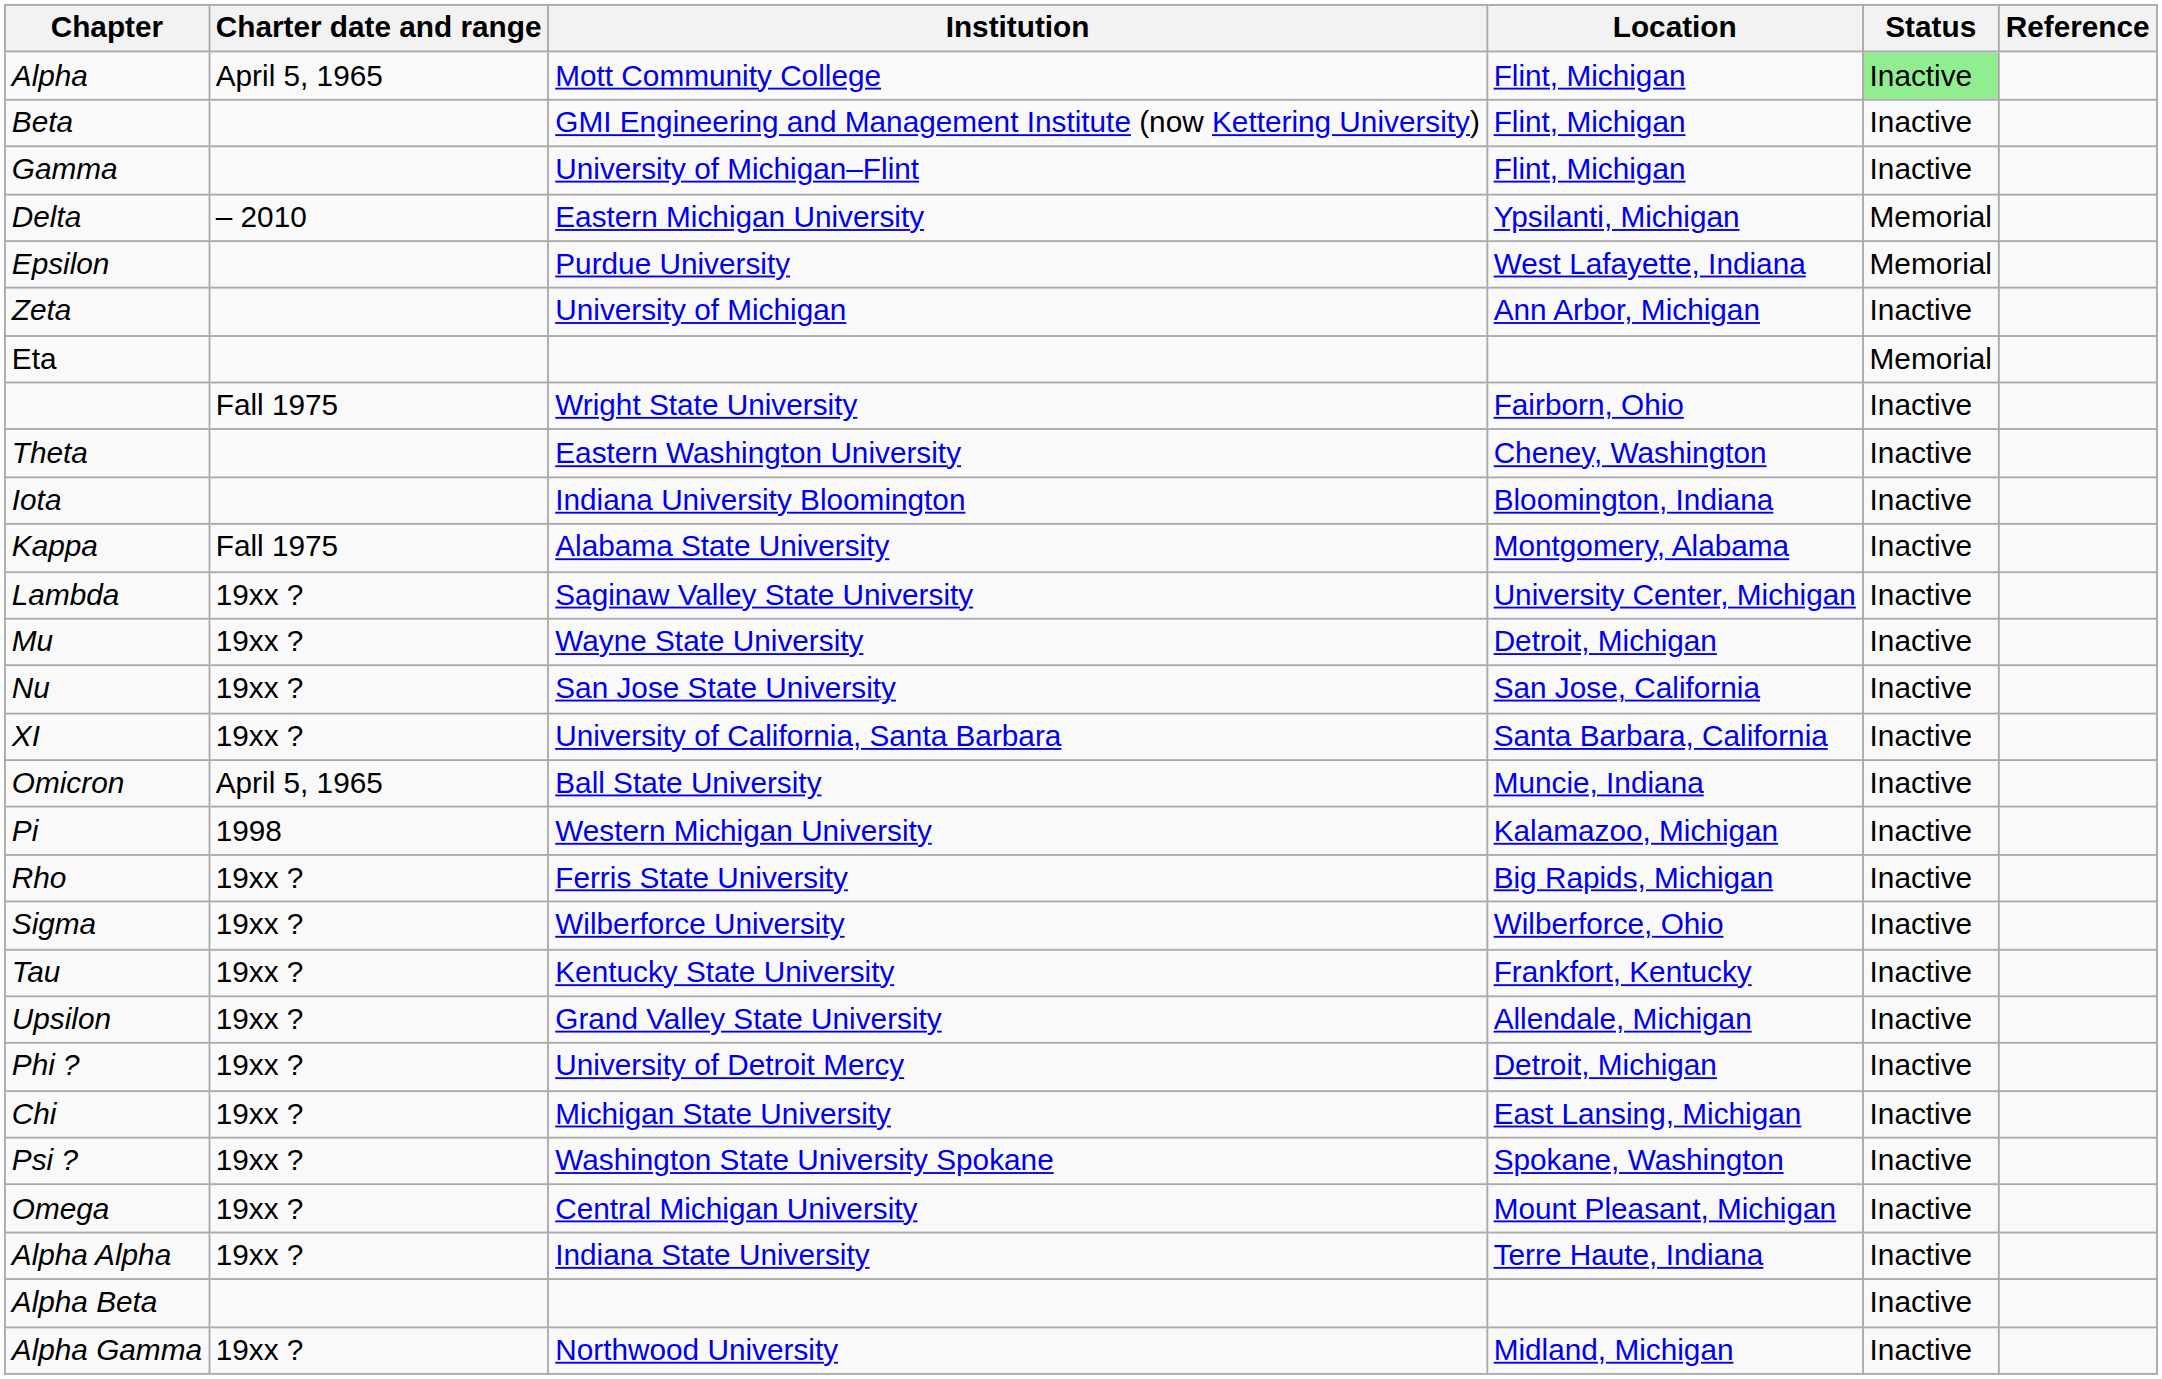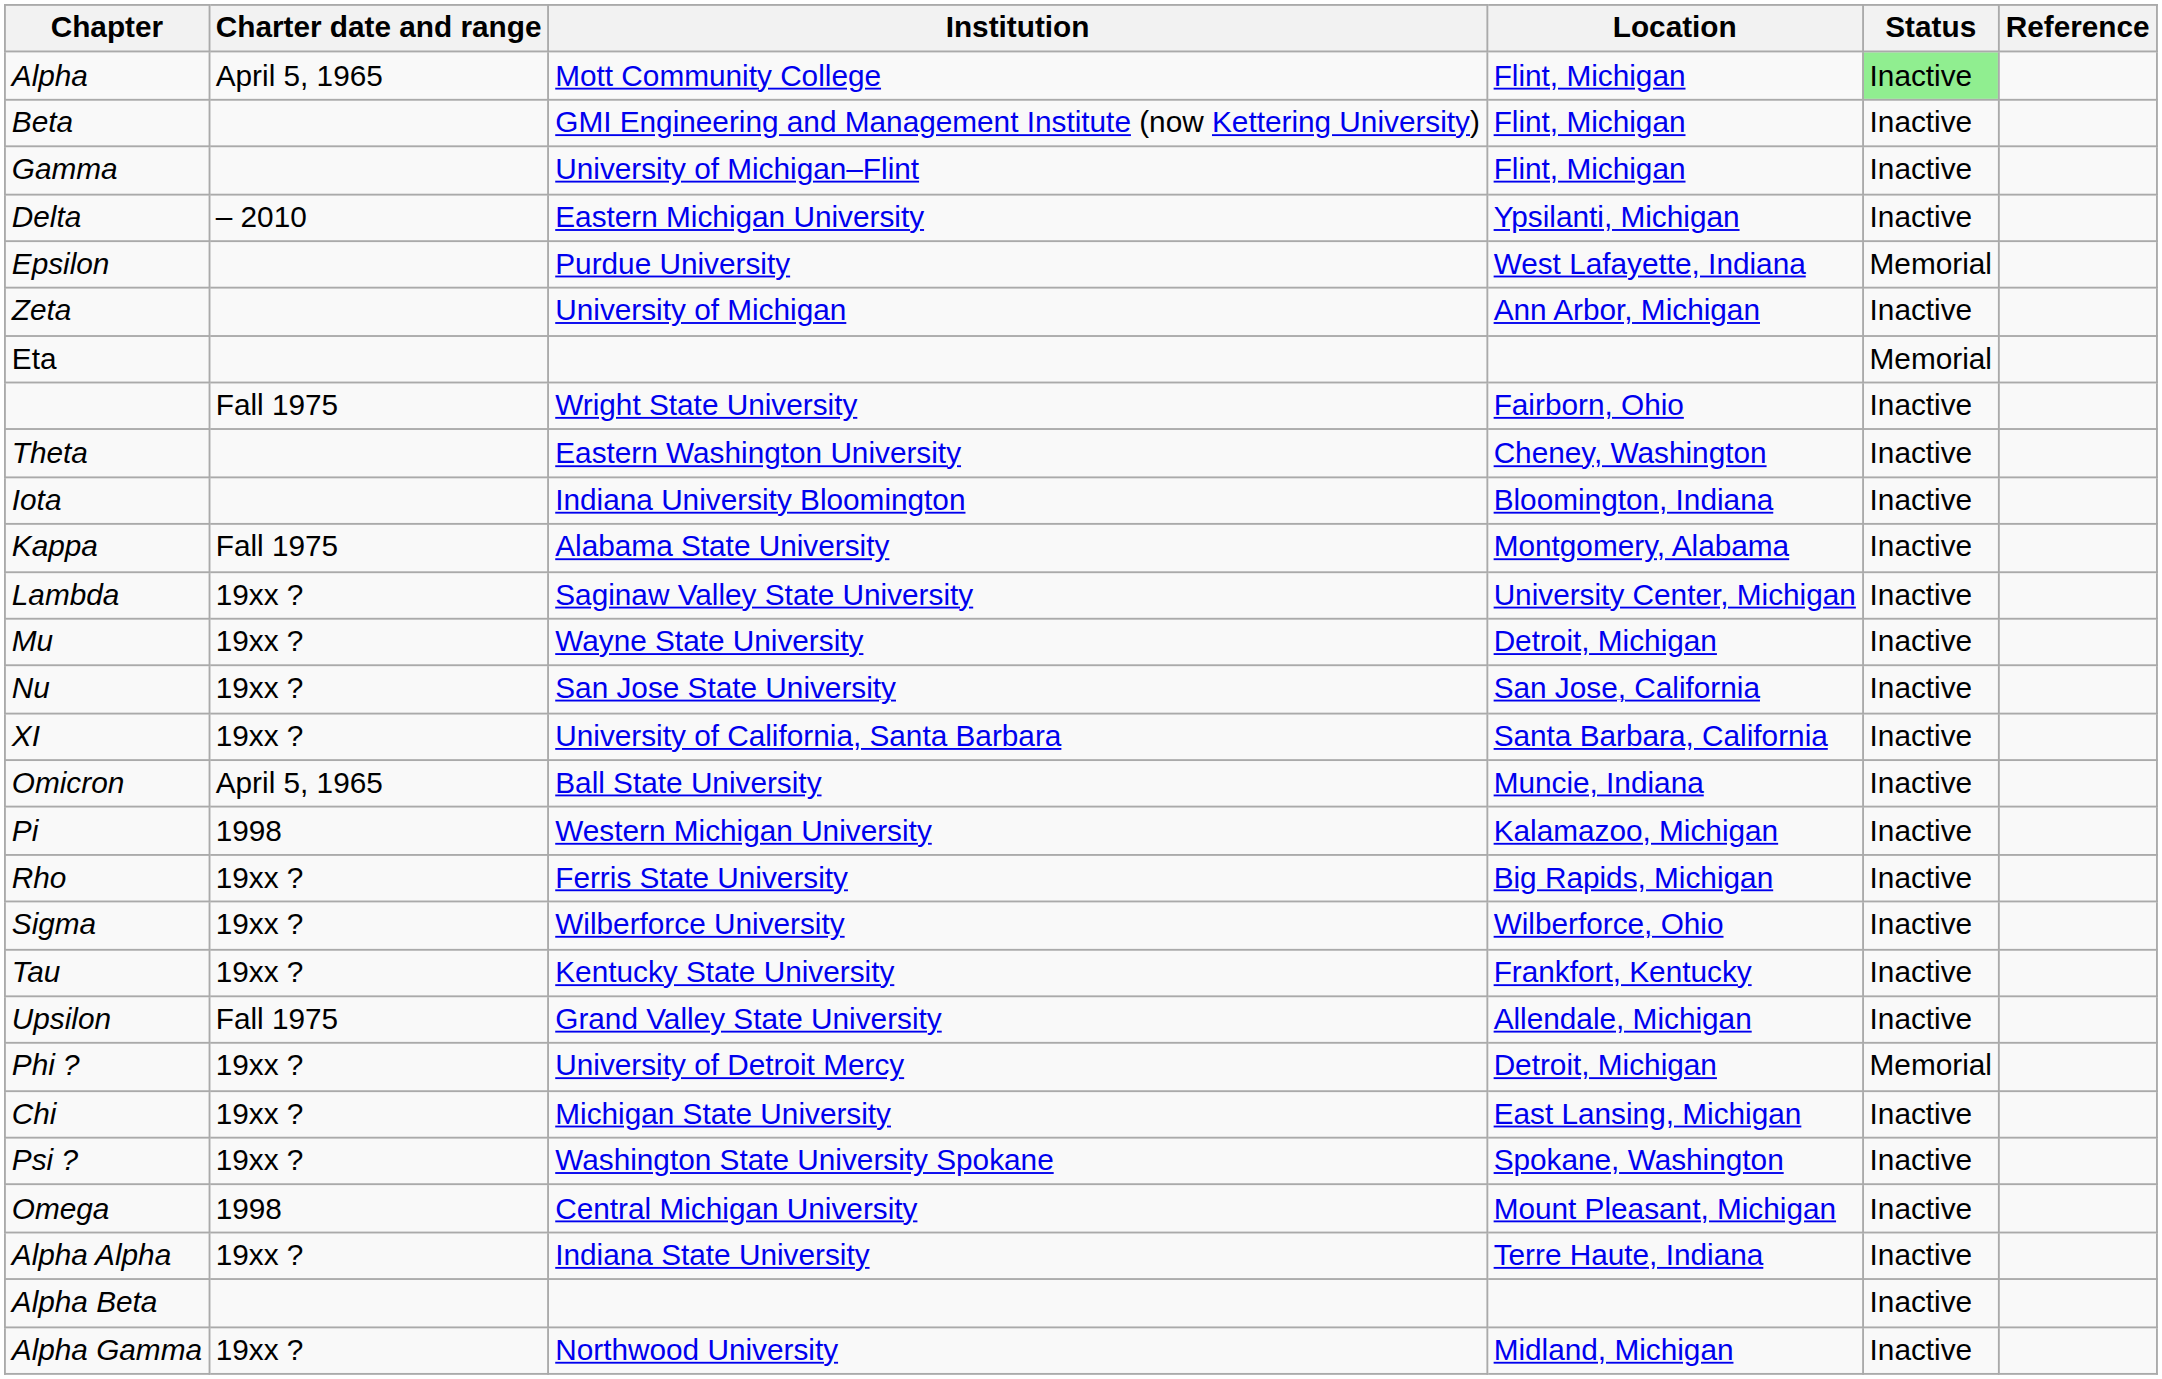(1931, 216) Memorial -> (1921, 216) Inactive
(260, 1019) 19xx ? -> (277, 1019) Fall 1975
(1921, 1066) Inactive -> (1931, 1066) Memorial
(260, 1208) 19xx ? -> (249, 1208) 1998
